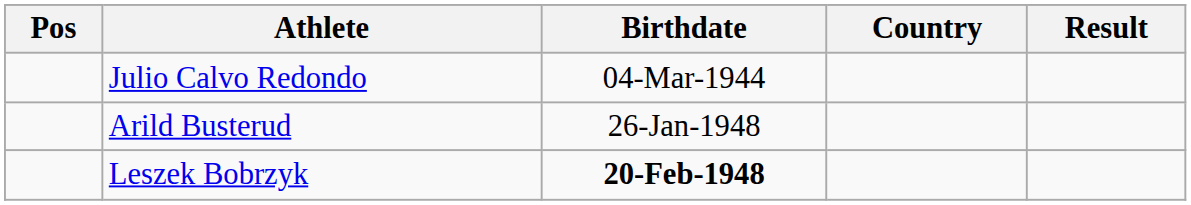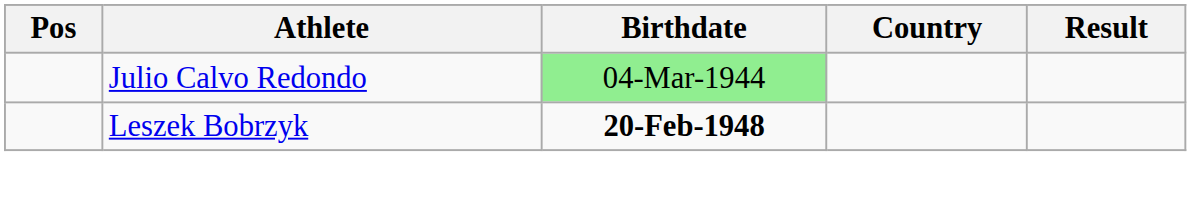(684, 77) no background -> (684, 77) lightgreen background
- row: (200, 125)
